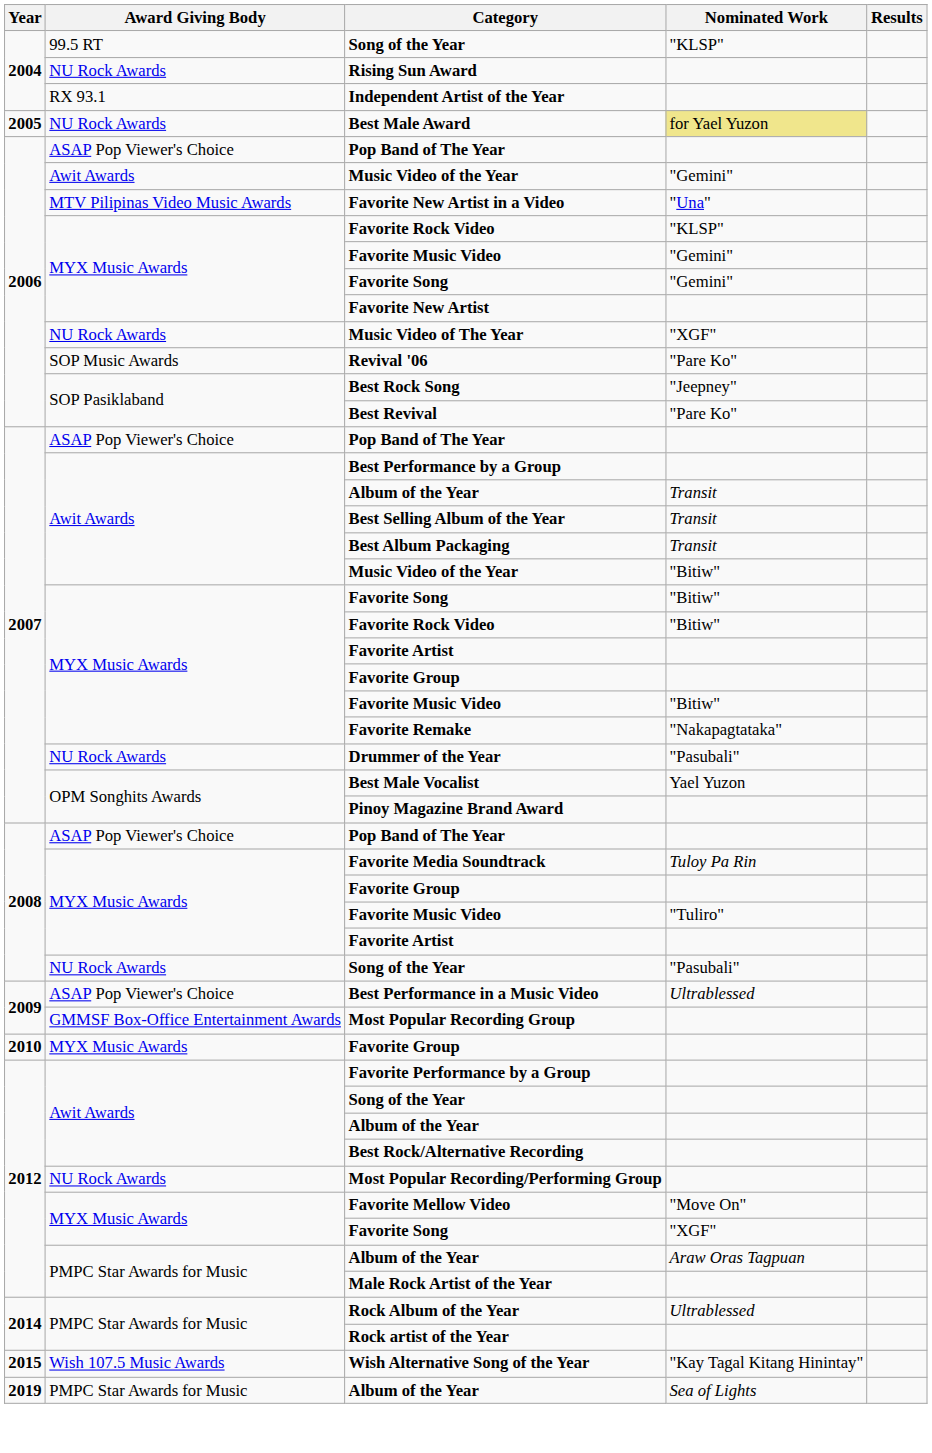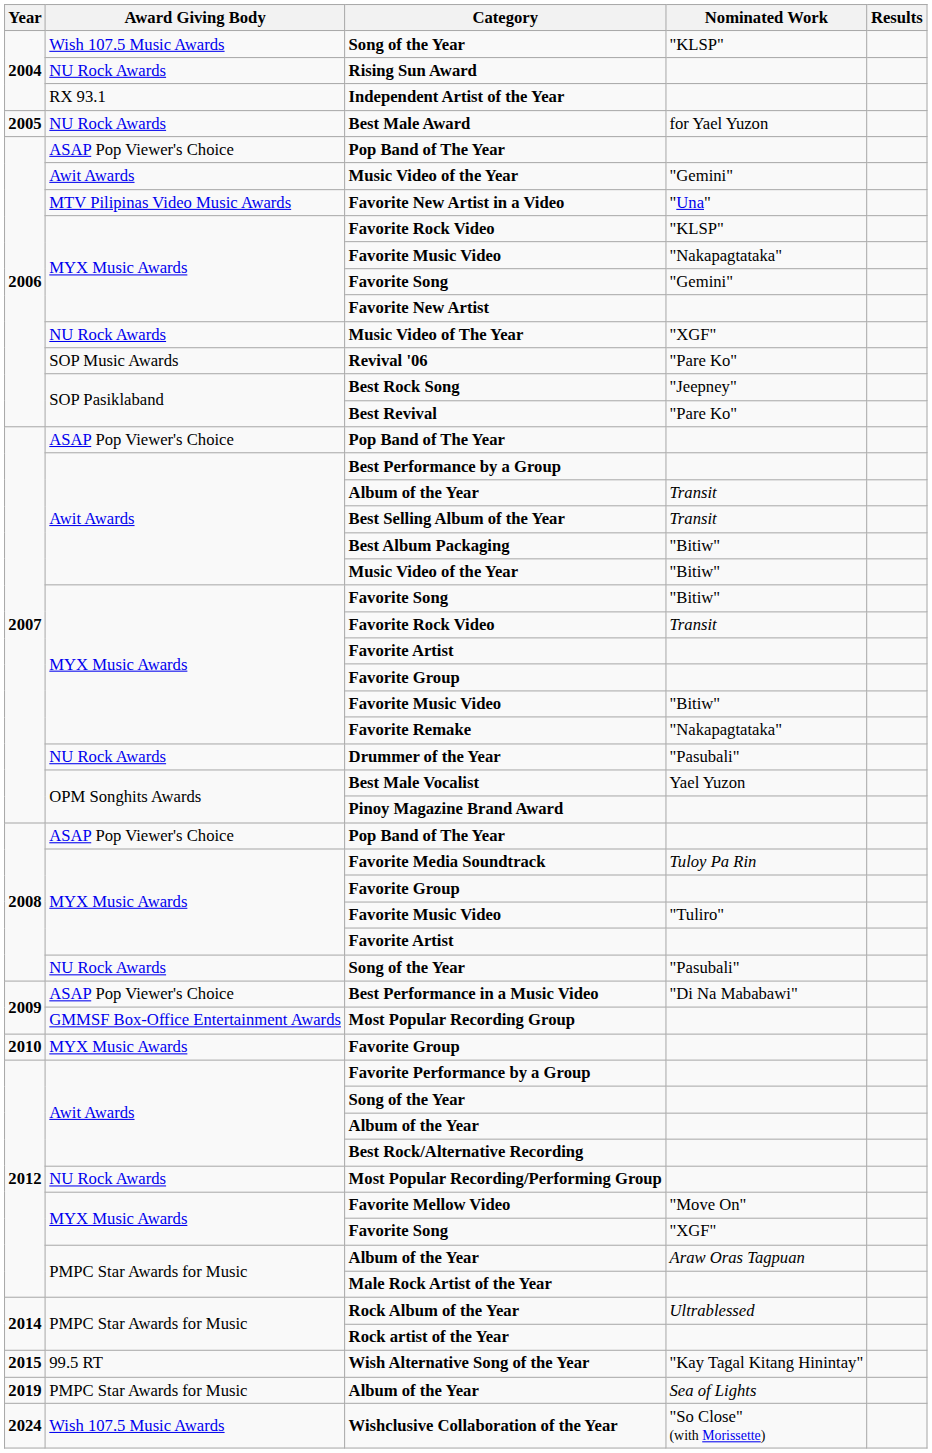(76, 44) 99.5 RT -> (137, 44) Wish 107.5 Music Awards
(719, 123) khaki background -> (719, 123) no background
(701, 255) "Gemini" -> (726, 255) "Nakapagtataka"
(693, 545) Transit -> (695, 545) "Bitiw"
(695, 624) "Bitiw" -> (693, 624) Transit
(712, 994) Ultrablessed -> (734, 994) "Di Na Mababawi"
(137, 1363) Wish 107.5 Music Awards -> (76, 1363) 99.5 RT
+ row: (25, 1425)
